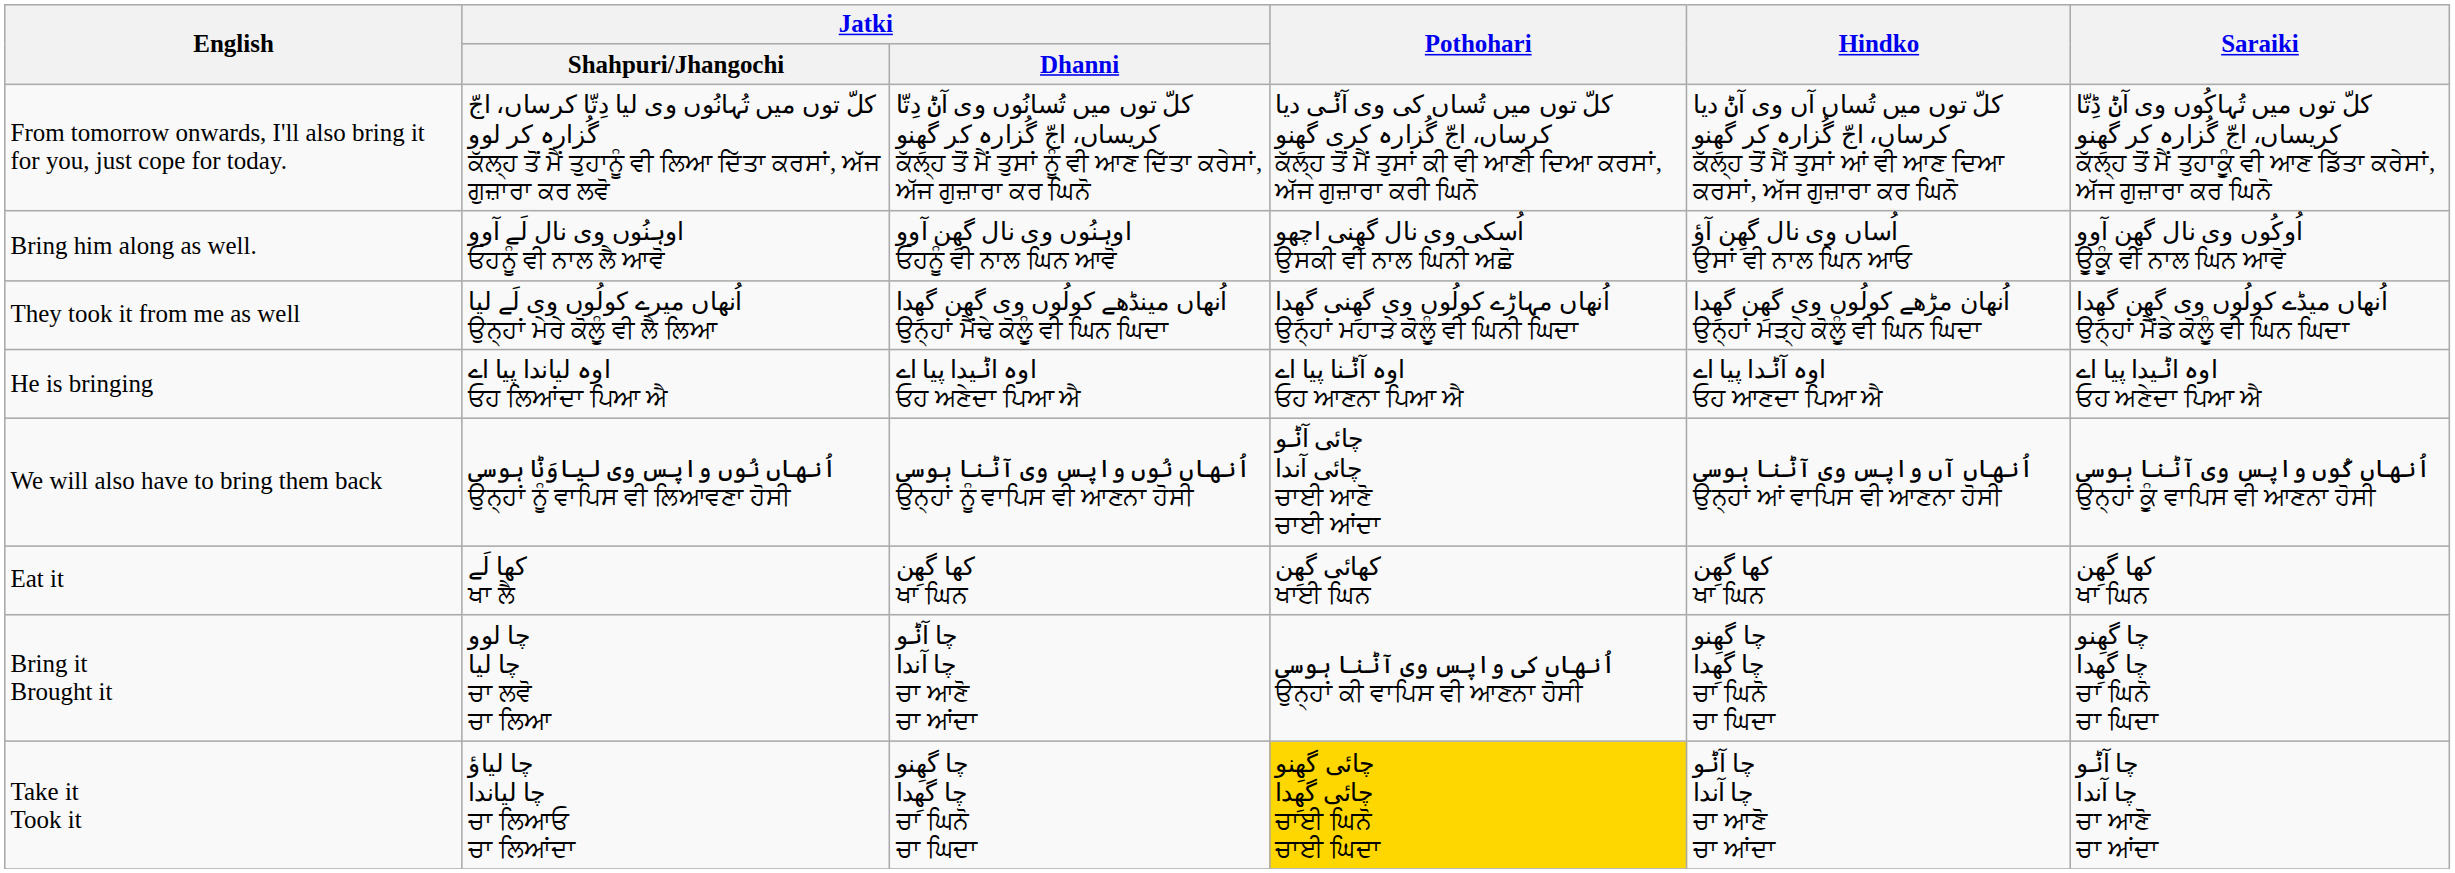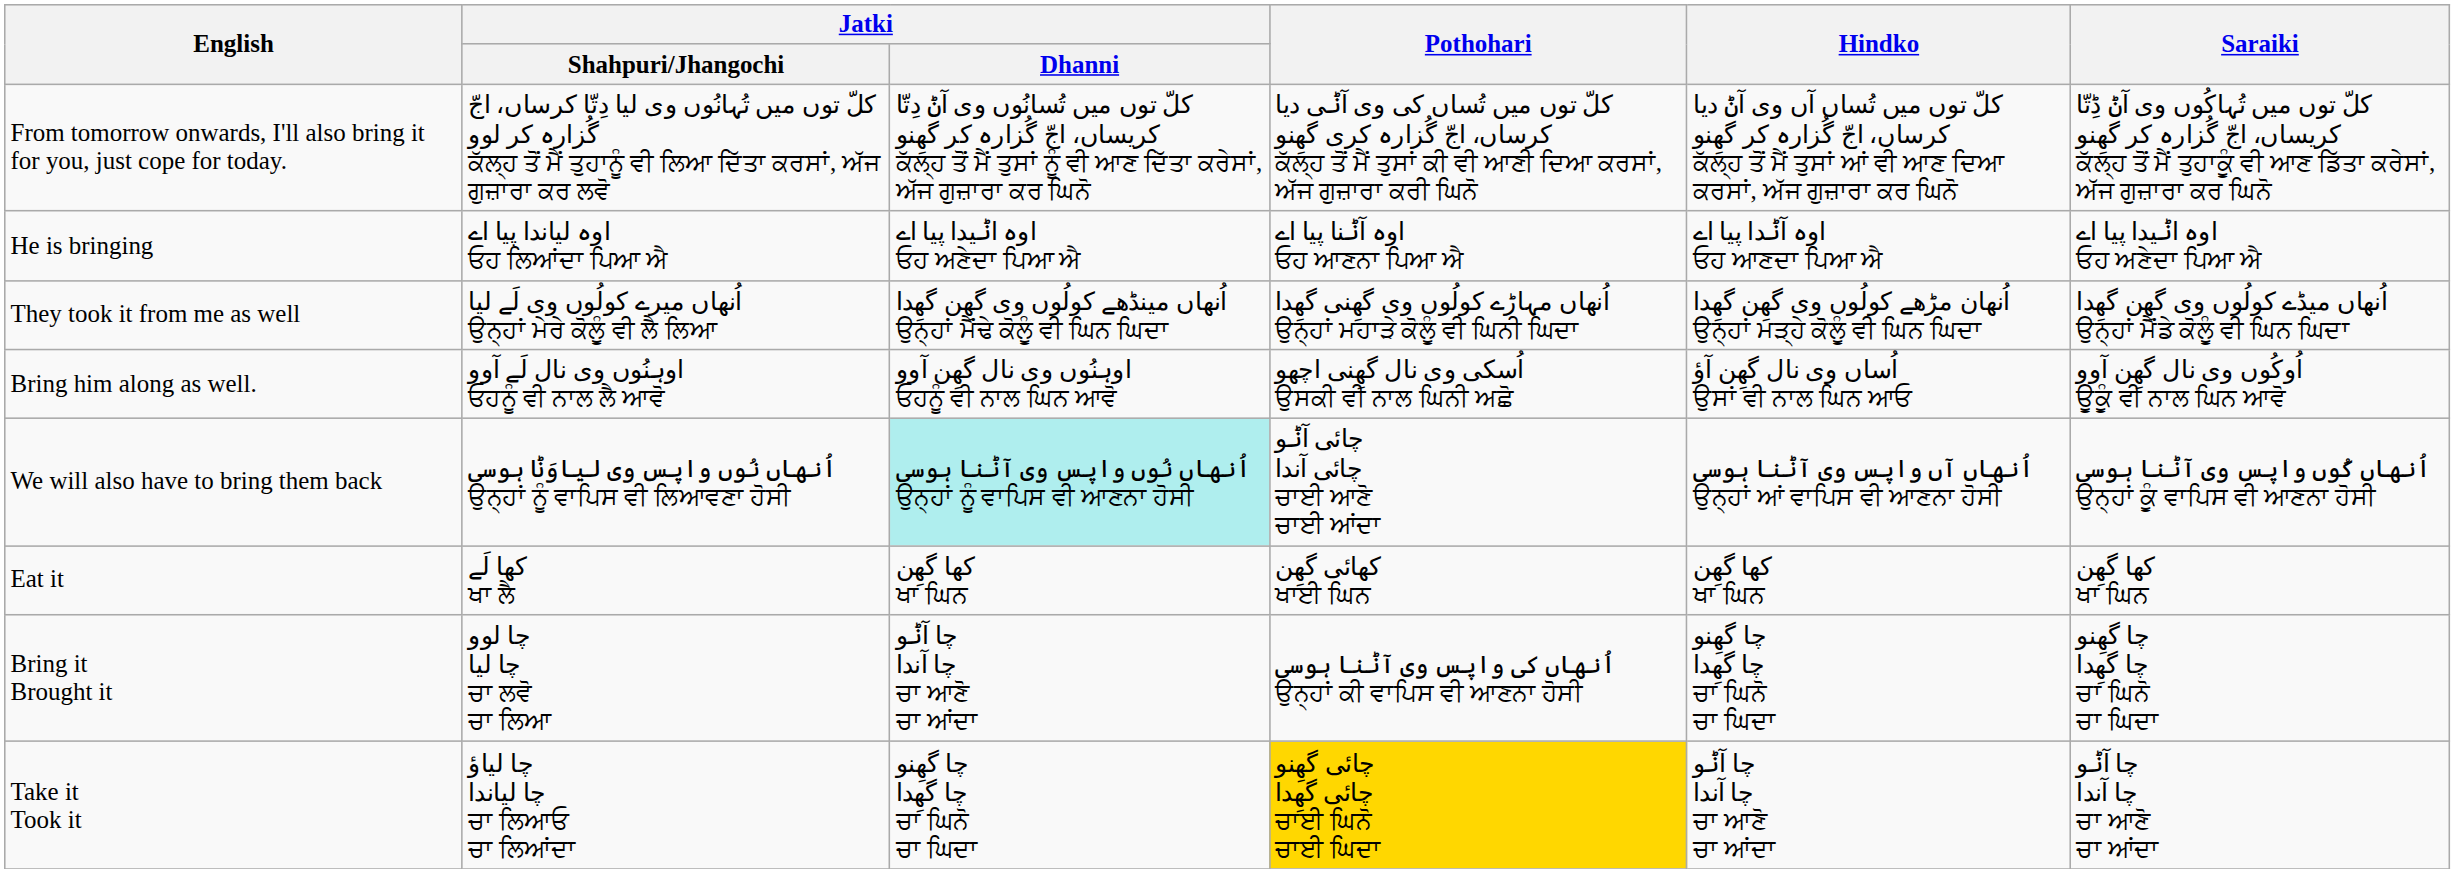rows swapped: (134, 245) <-> (82, 383)
(1073, 482) no background -> (1073, 482) paleturquoise background
